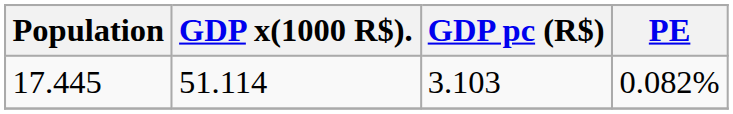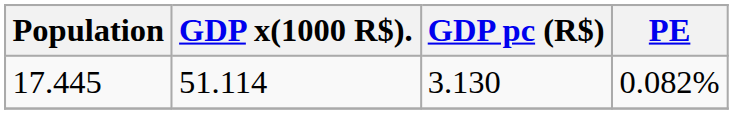(464, 81) 3.103 -> (464, 81) 3.130
